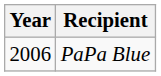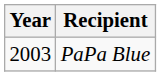(30, 53) 2006 -> (30, 53) 2003
